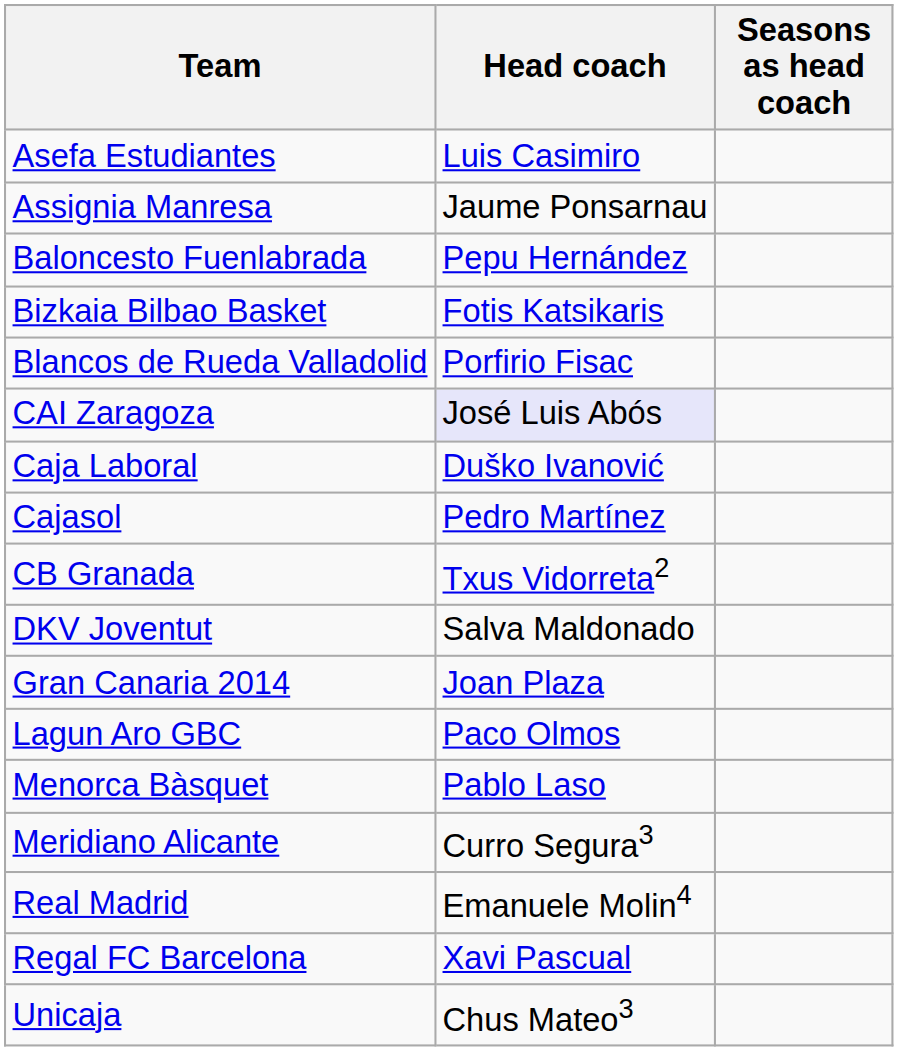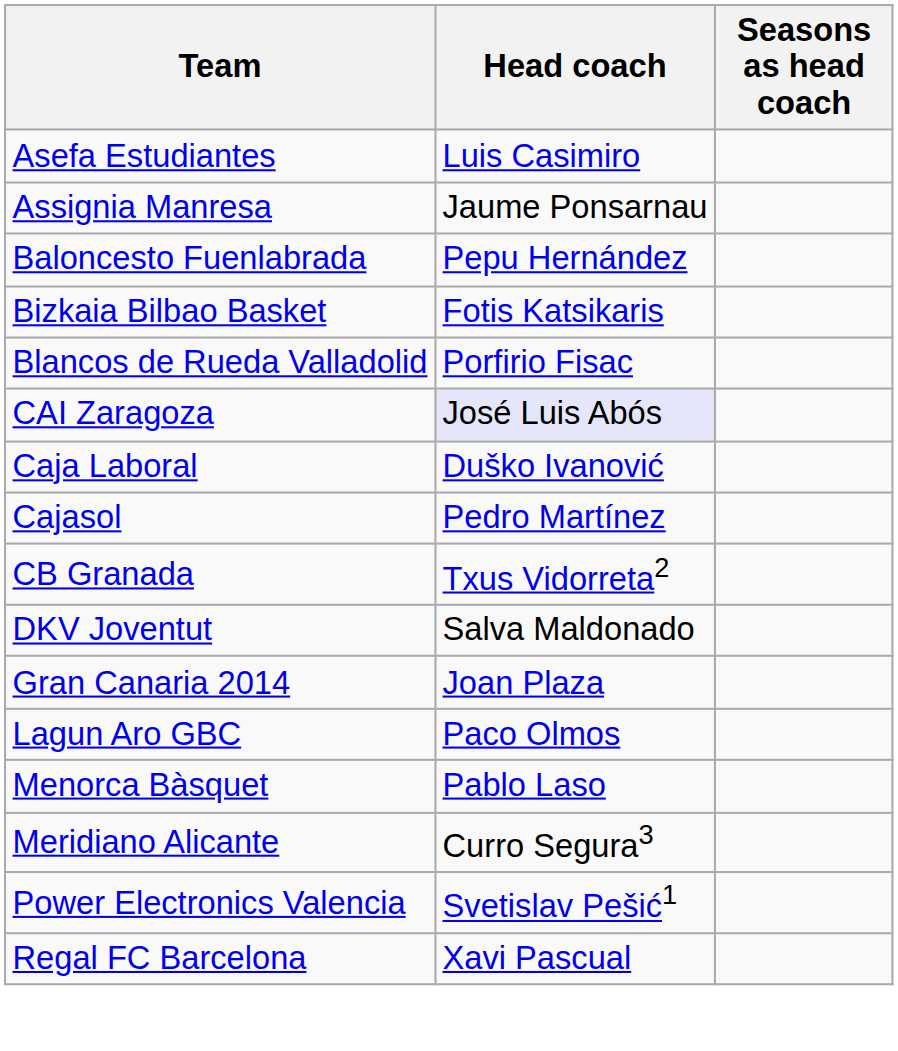- row: (101, 902)
+ row: (209, 902)
- row: (67, 1014)
